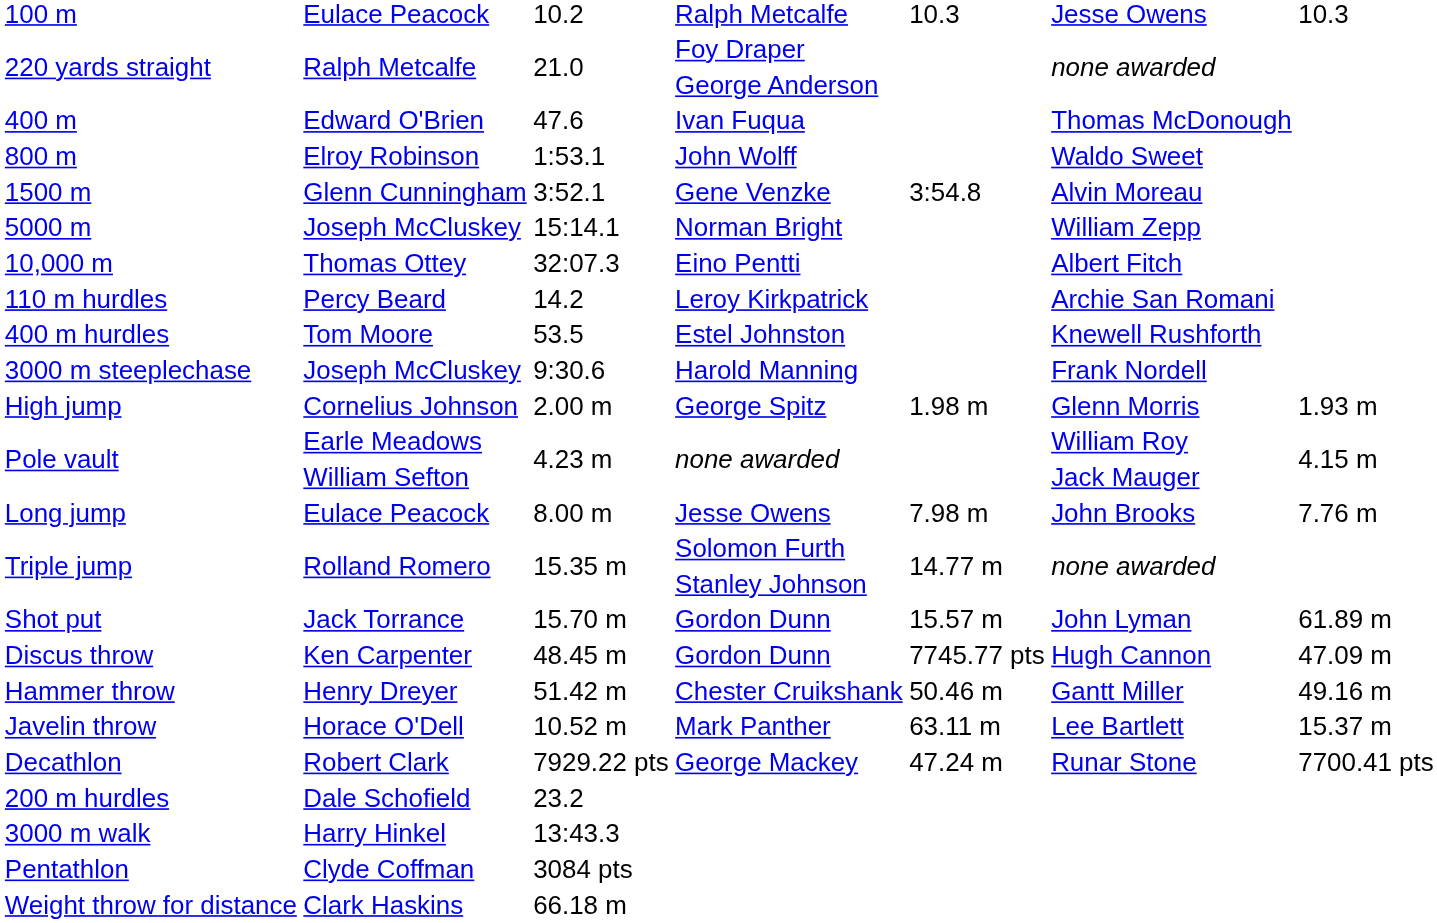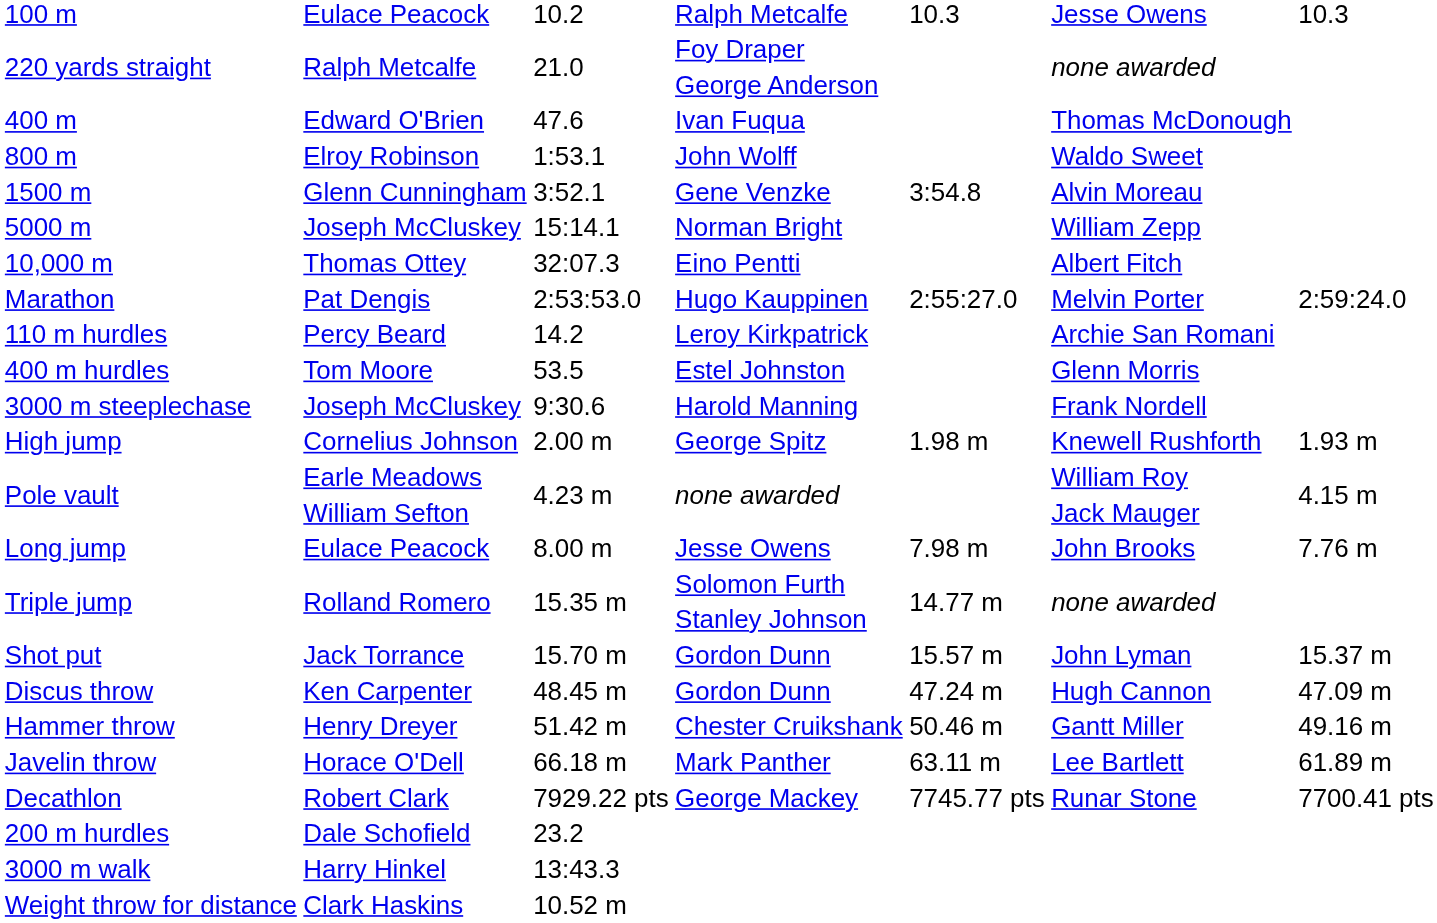+ row: (60, 299)
(1156, 334) Knewell Rushforth -> (1125, 370) Glenn Morris
(1125, 406) Glenn Morris -> (1156, 441) Knewell Rushforth
(1345, 620) 61.89 m -> (1345, 655) 15.37 m
(977, 655) 7745.77 pts -> (956, 691) 47.24 m
(580, 726) 10.52 m -> (580, 762) 66.18 m
(1345, 726) 15.37 m -> (1345, 762) 61.89 m
(956, 762) 47.24 m -> (977, 798) 7745.77 pts
- row: (67, 869)
(580, 905) 66.18 m -> (580, 905) 10.52 m
